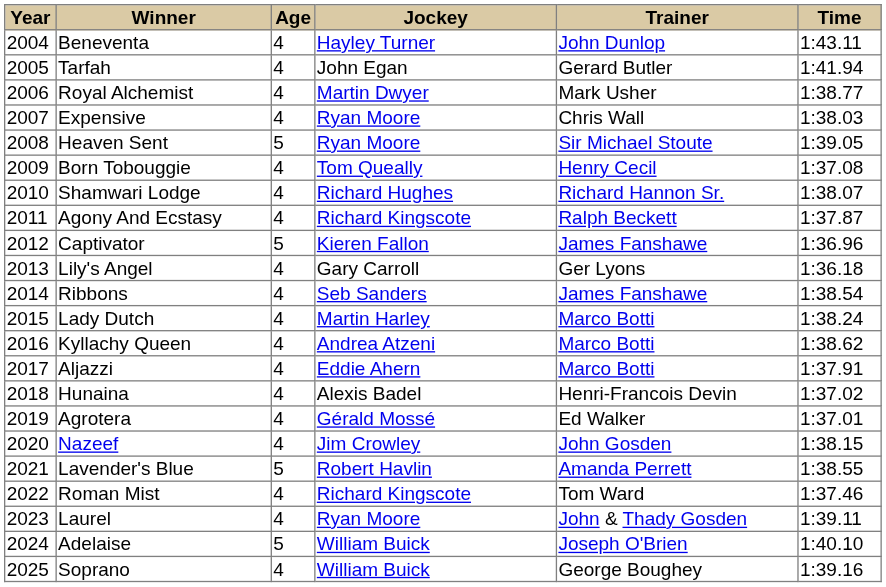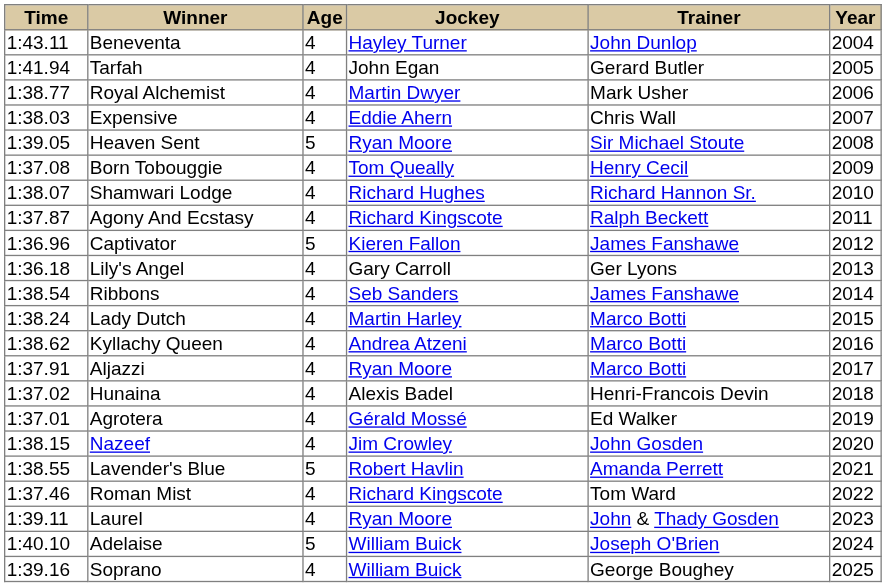columns swapped: (30, 17) <-> (840, 17)
(369, 118) Ryan Moore -> (400, 118) Eddie Ahern
(369, 368) Eddie Ahern -> (400, 368) Ryan Moore
